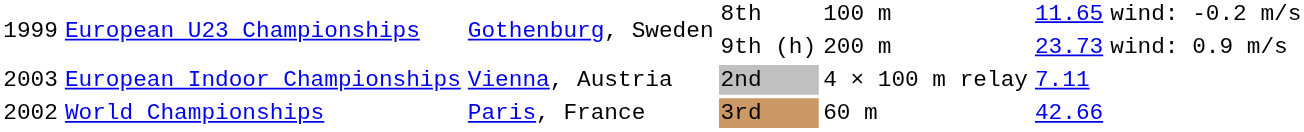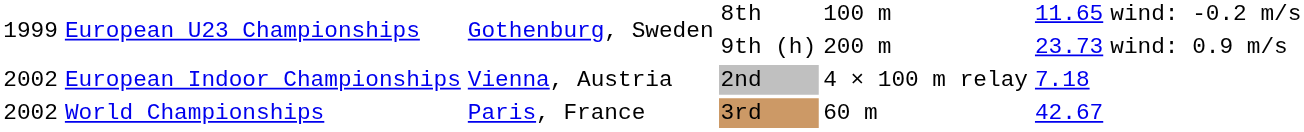(31, 80) 2003 -> (31, 80) 2002
(1062, 80) 7.11 -> (1062, 80) 7.18
(1069, 113) 42.66 -> (1069, 113) 42.67
